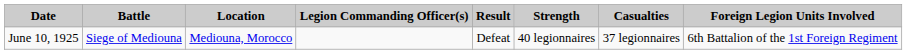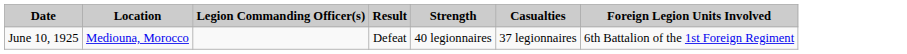- column: (134, 15)
